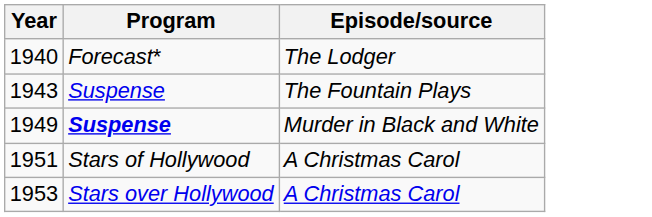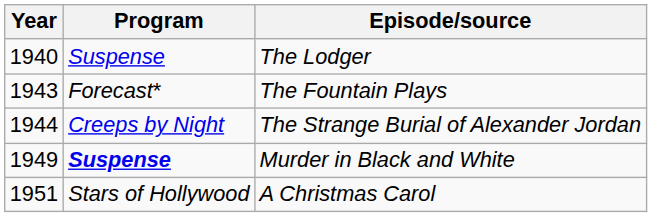(115, 56) Forecast* -> (117, 56) Suspense
(117, 90) Suspense -> (115, 90) Forecast*
+ row: (34, 125)
- row: (34, 194)
